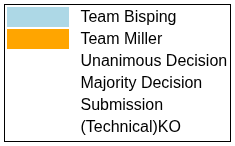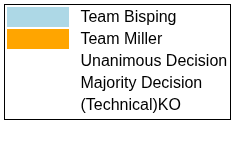- row: (122, 104)
